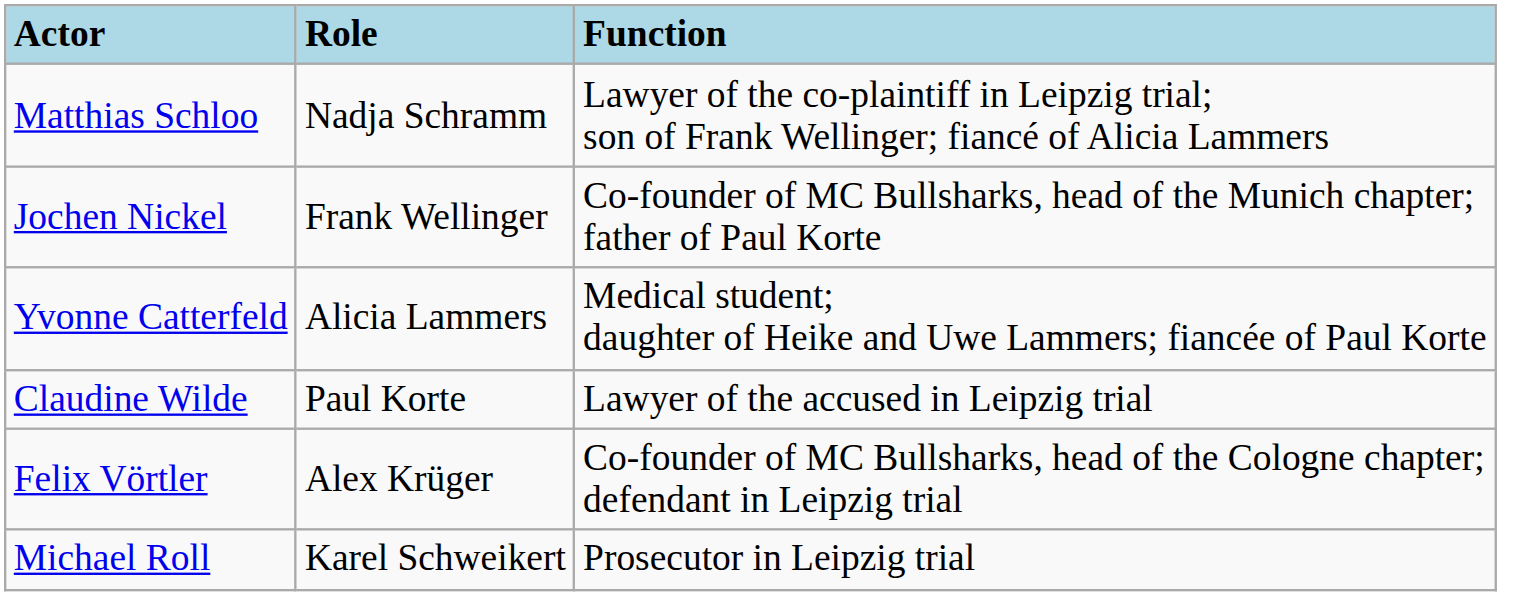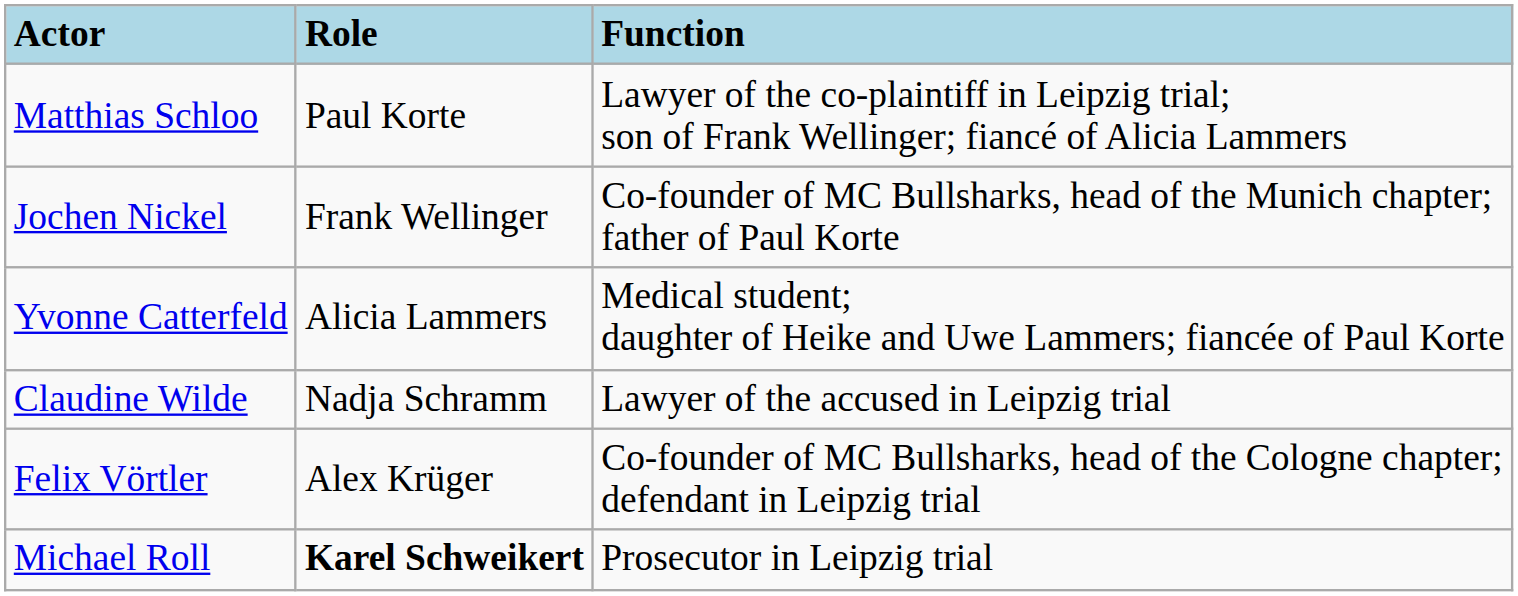(426, 114) Nadja Schramm -> (385, 114) Paul Korte
(385, 398) Paul Korte -> (426, 398) Nadja Schramm
(435, 558) normal -> (444, 558) bold
